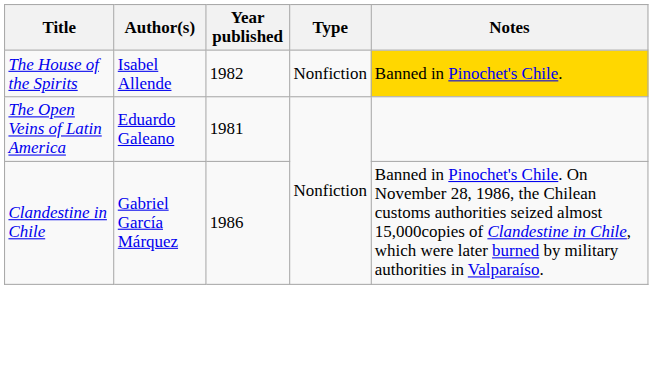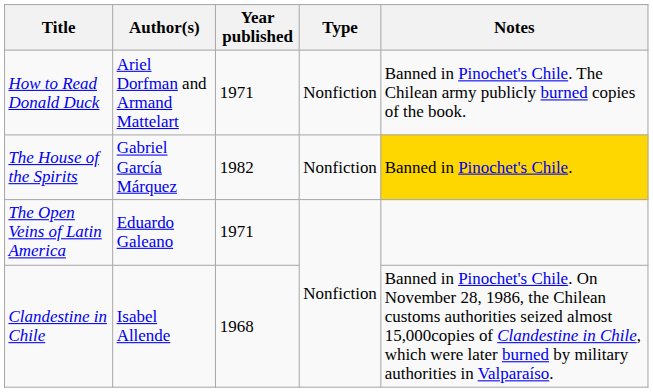+ row: (54, 92)
(145, 73) Isabel Allende -> (147, 167) Gabriel García Márquez
(227, 128) 1981 -> (237, 232) 1971
(148, 222) Gabriel García Márquez -> (143, 325) Isabel Allende
(227, 222) 1986 -> (237, 325) 1968
